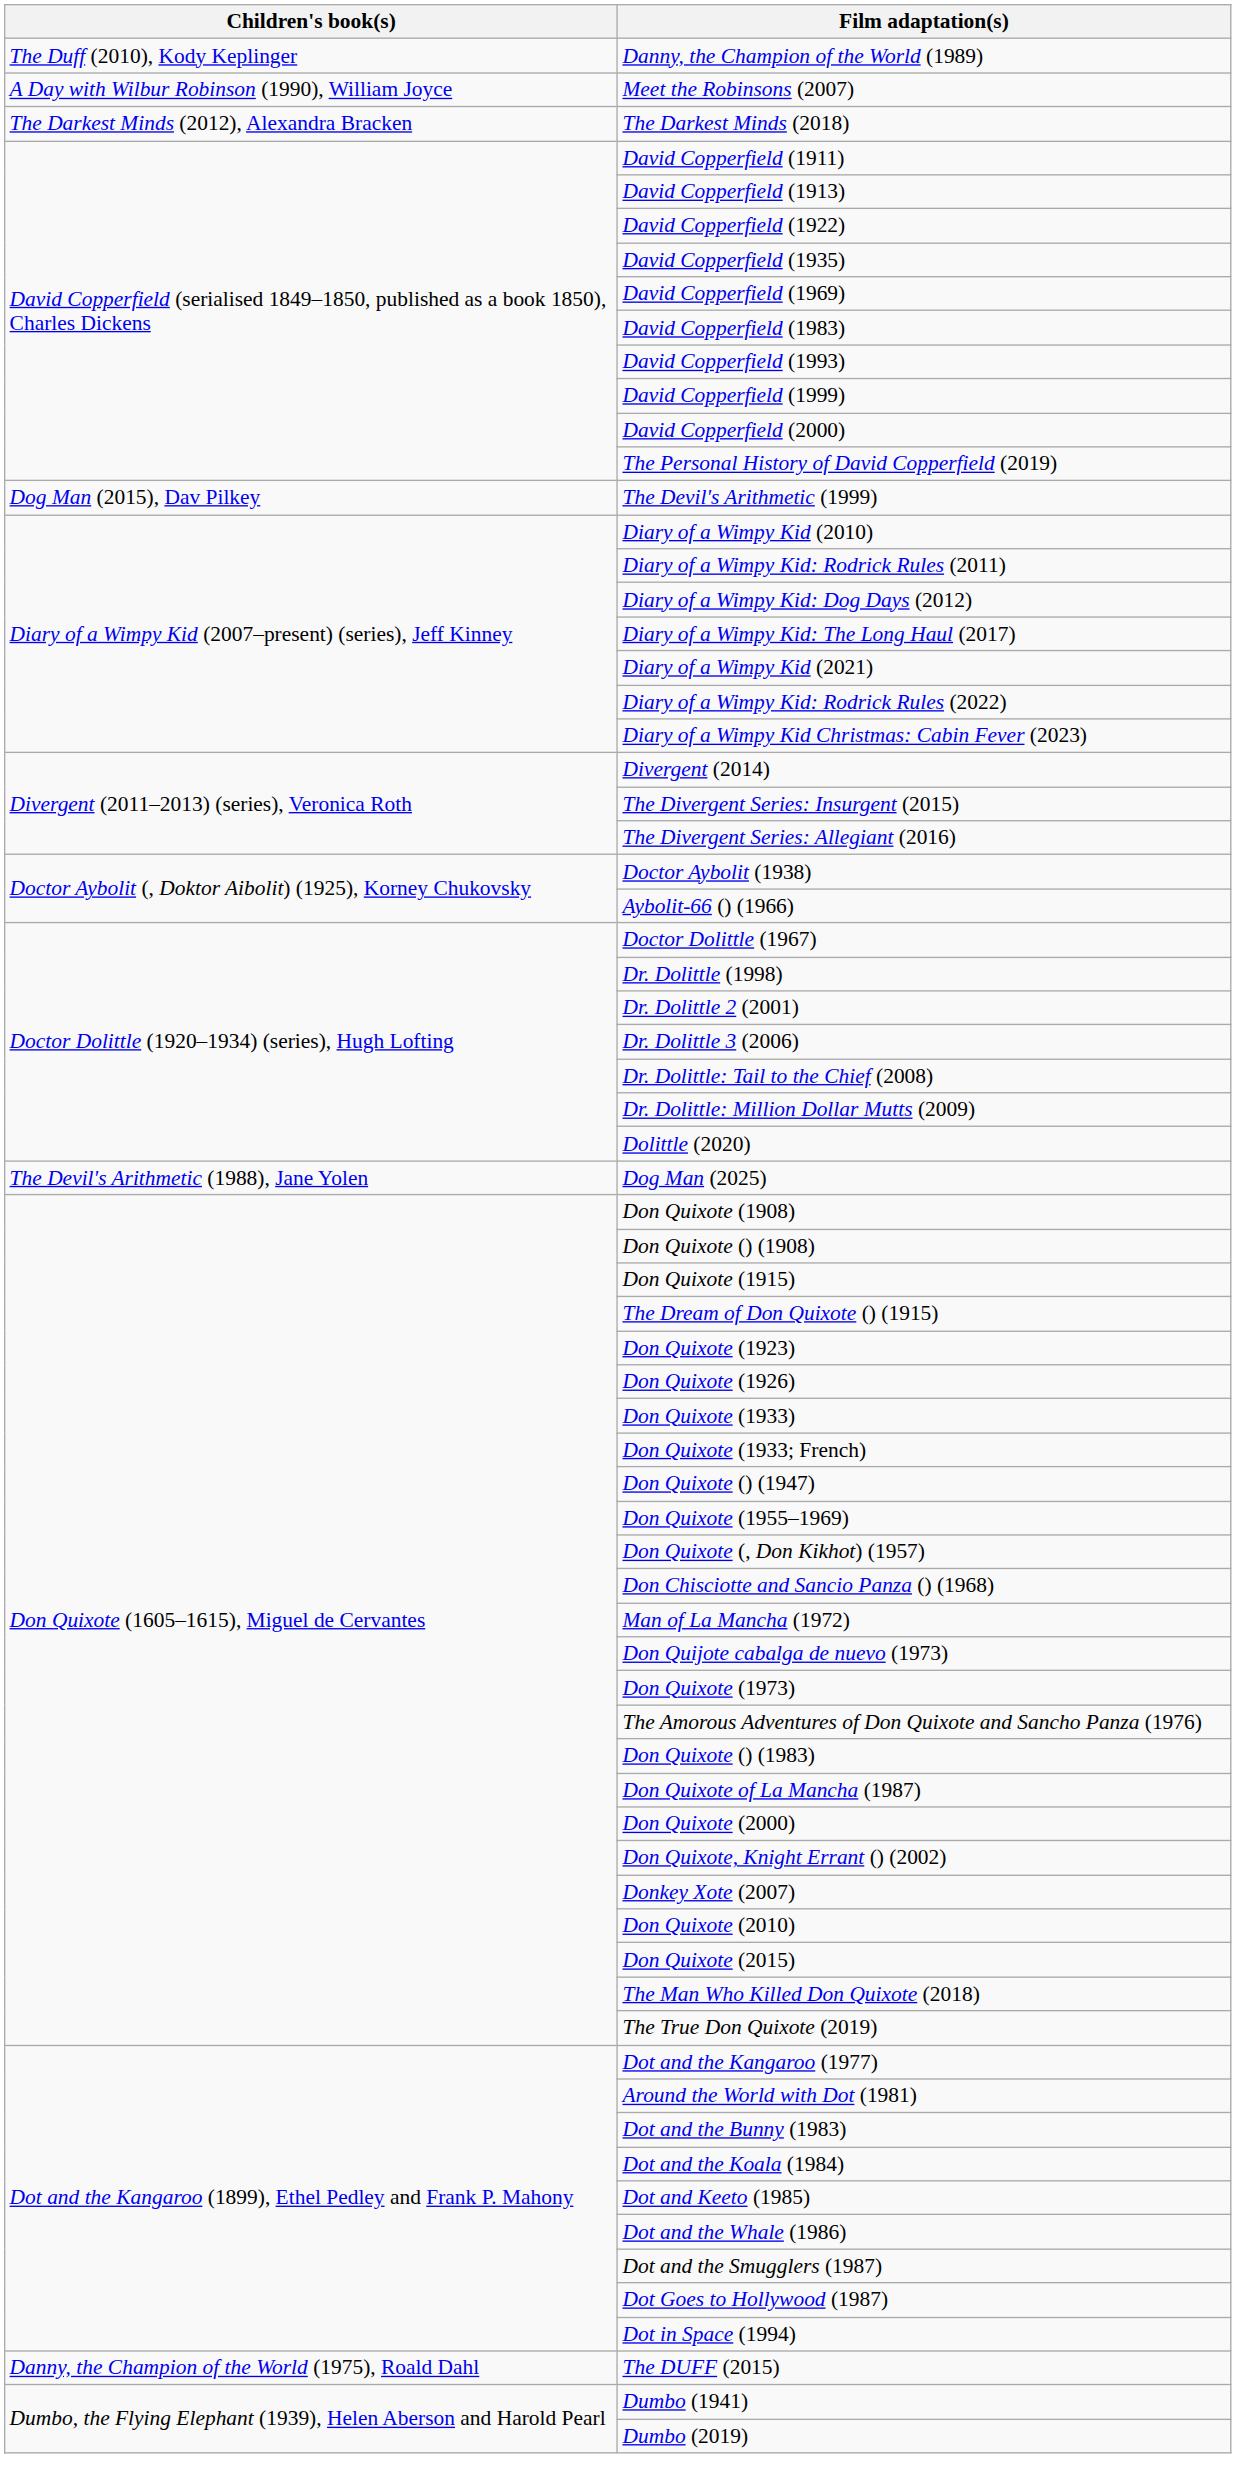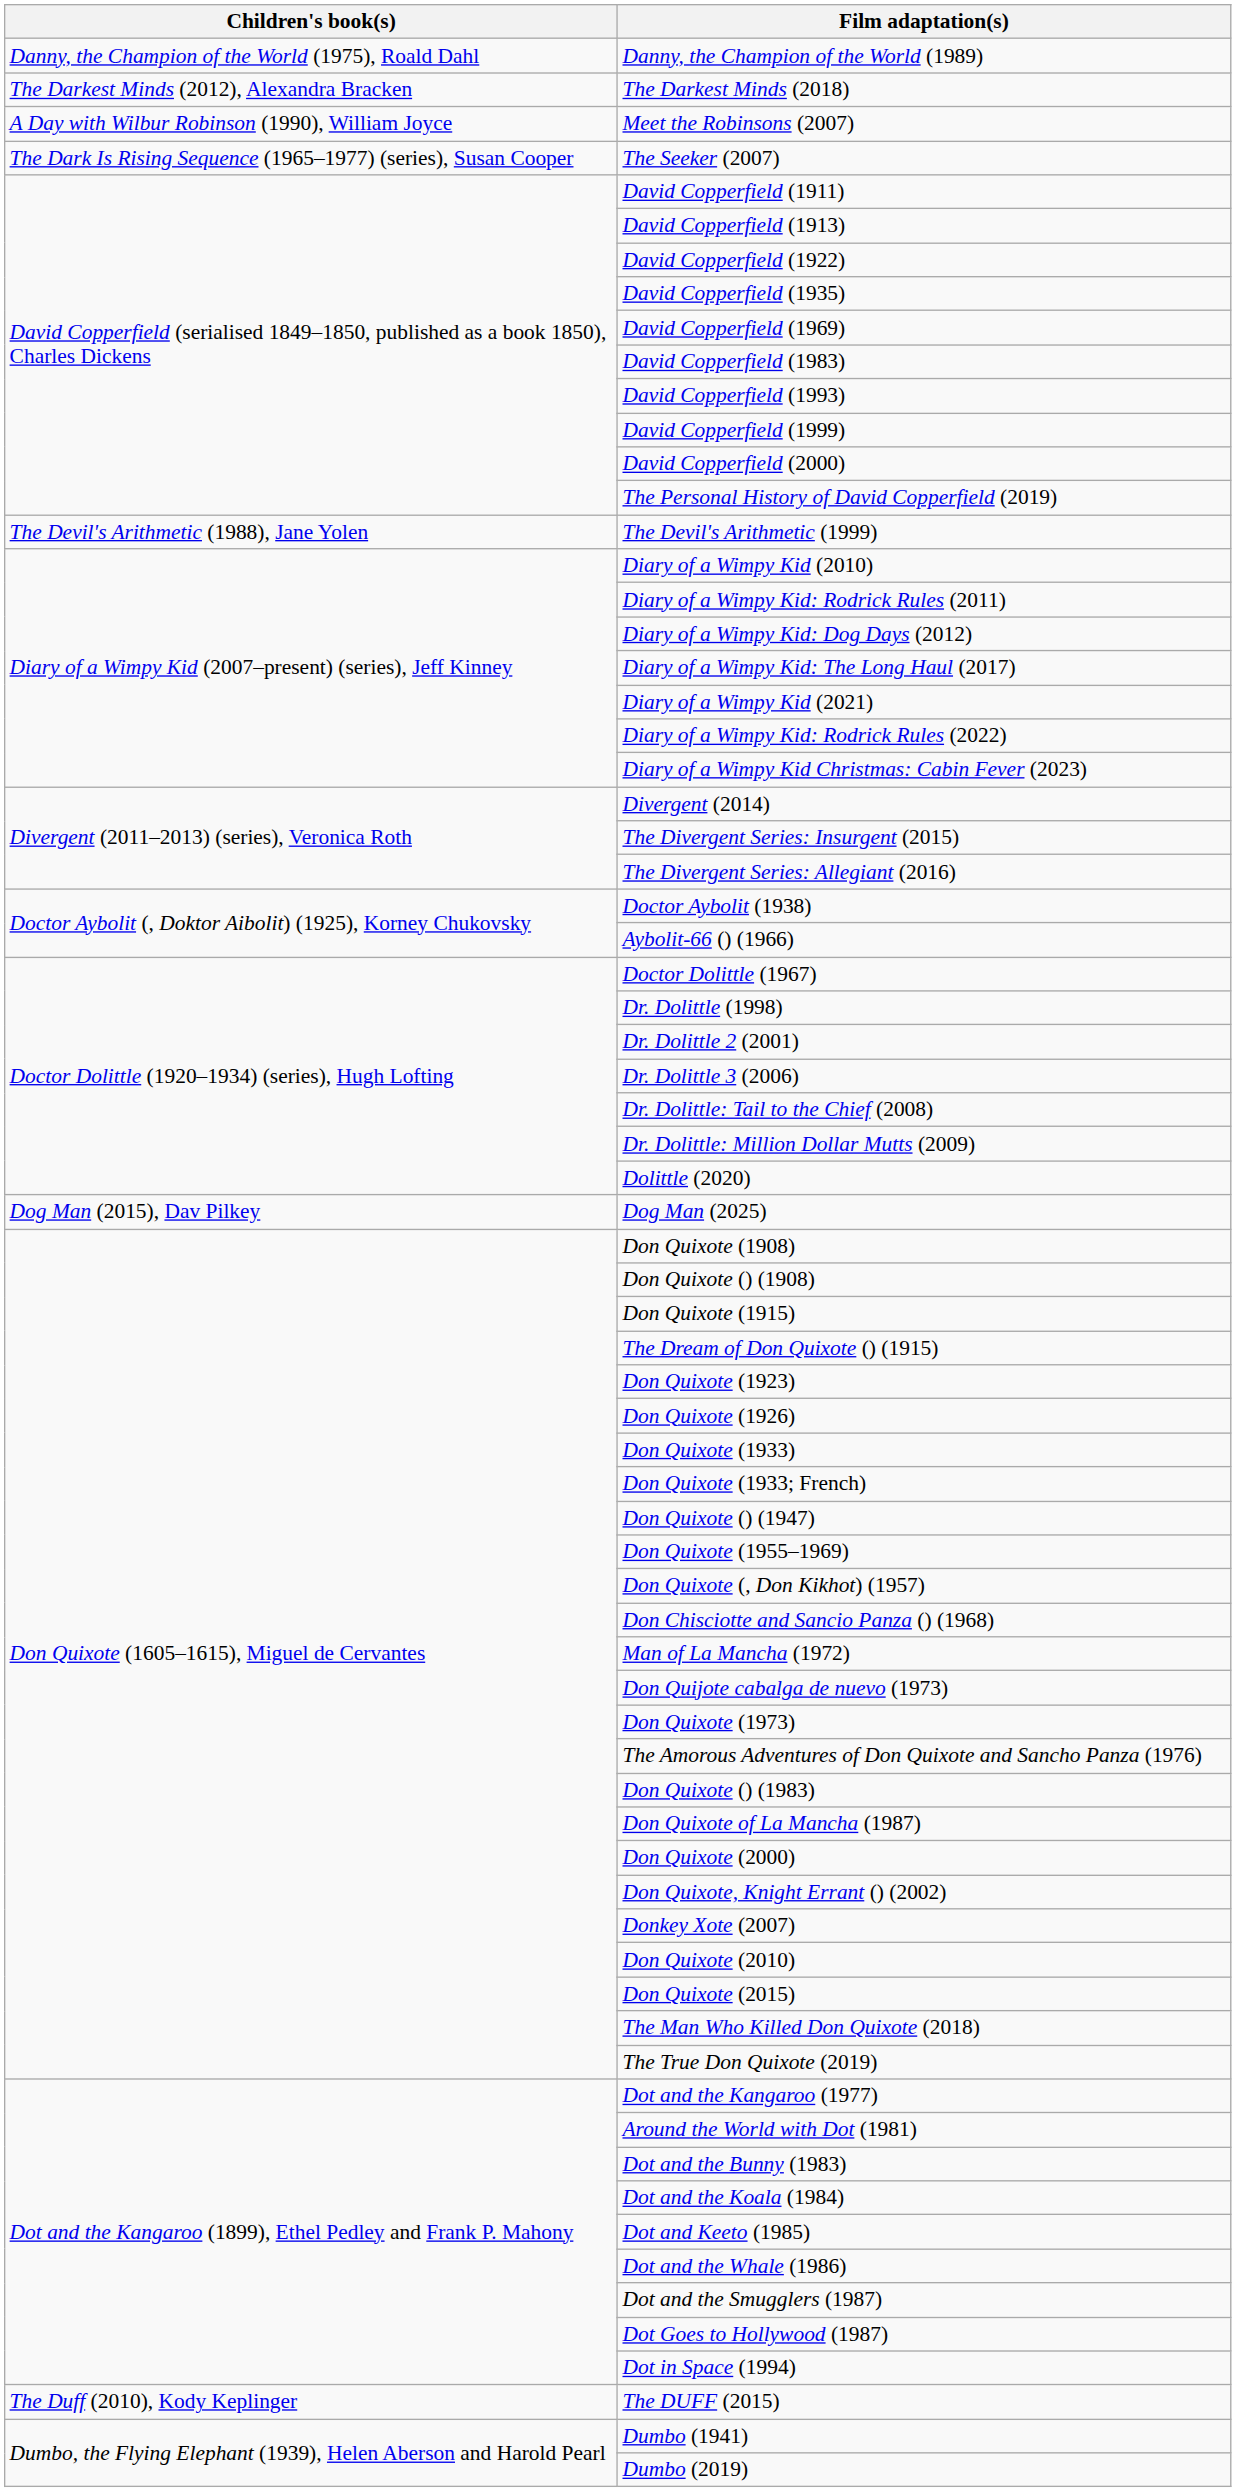(153, 55) The Duff (2010), Kody Keplinger -> (244, 55) Danny, the Champion of the World (1975), Roald Dahl
rows swapped: (736, 123) <-> (738, 89)
+ row: (701, 157)
(135, 497) Dog Man (2015), Dav Pilkey -> (189, 531) The Devil's Arithmetic (1988), Jane Yolen
(189, 1177) The Devil's Arithmetic (1988), Jane Yolen -> (135, 1211) Dog Man (2015), Dav Pilkey
(244, 2367) Danny, the Champion of the World (1975), Roald Dahl -> (153, 2401) The Duff (2010), Kody Keplinger
